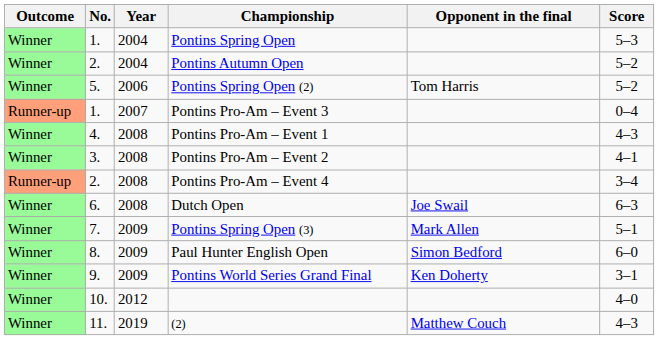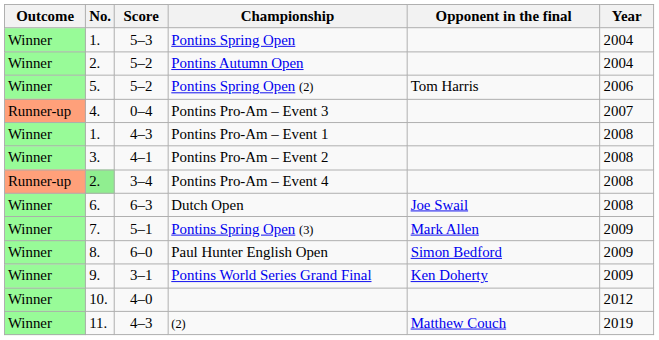columns swapped: (141, 16) <-> (627, 16)
(95, 110) 1. -> (95, 110) 4.
(95, 134) 4. -> (95, 134) 1.
(95, 181) no background -> (95, 181) lightgreen background
